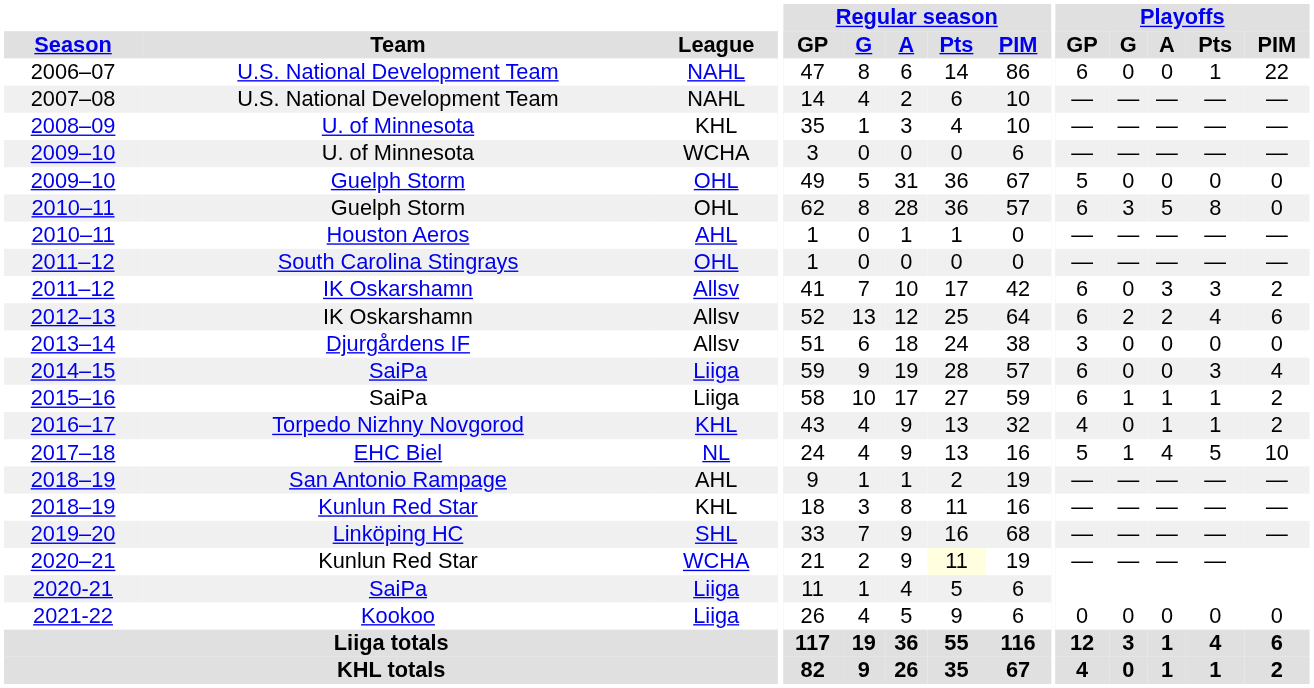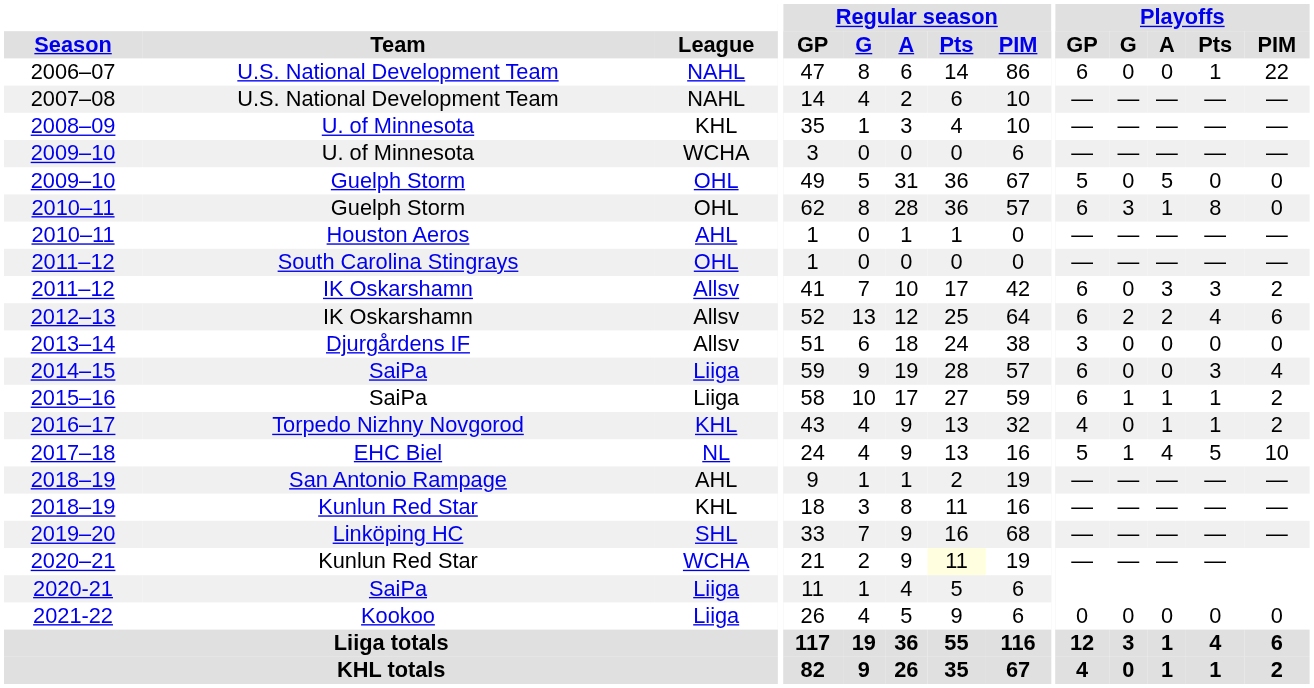(1167, 180) 0 -> (1167, 180) 5
(1167, 207) 5 -> (1167, 207) 1
